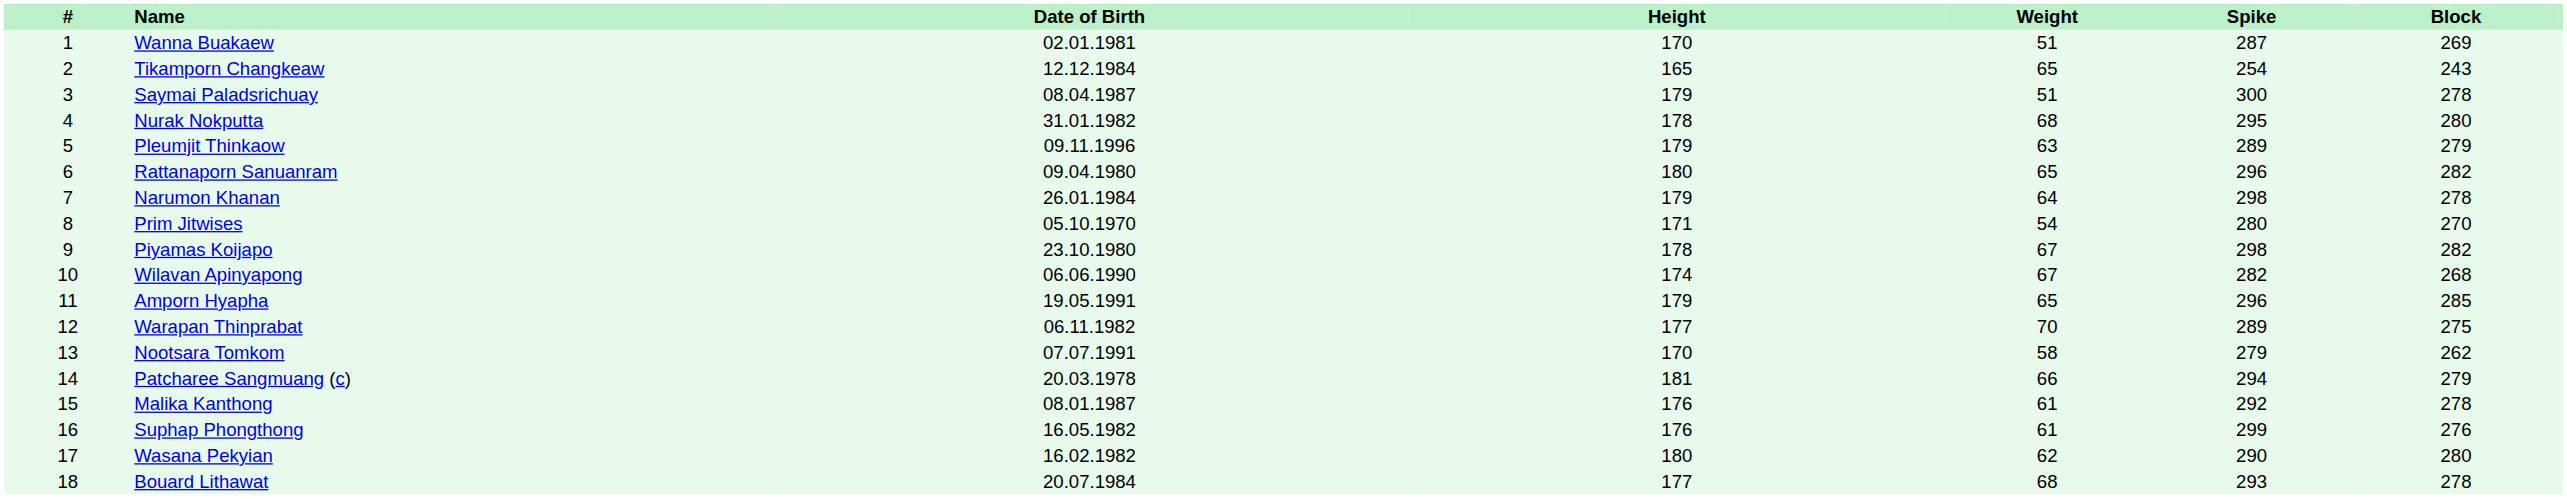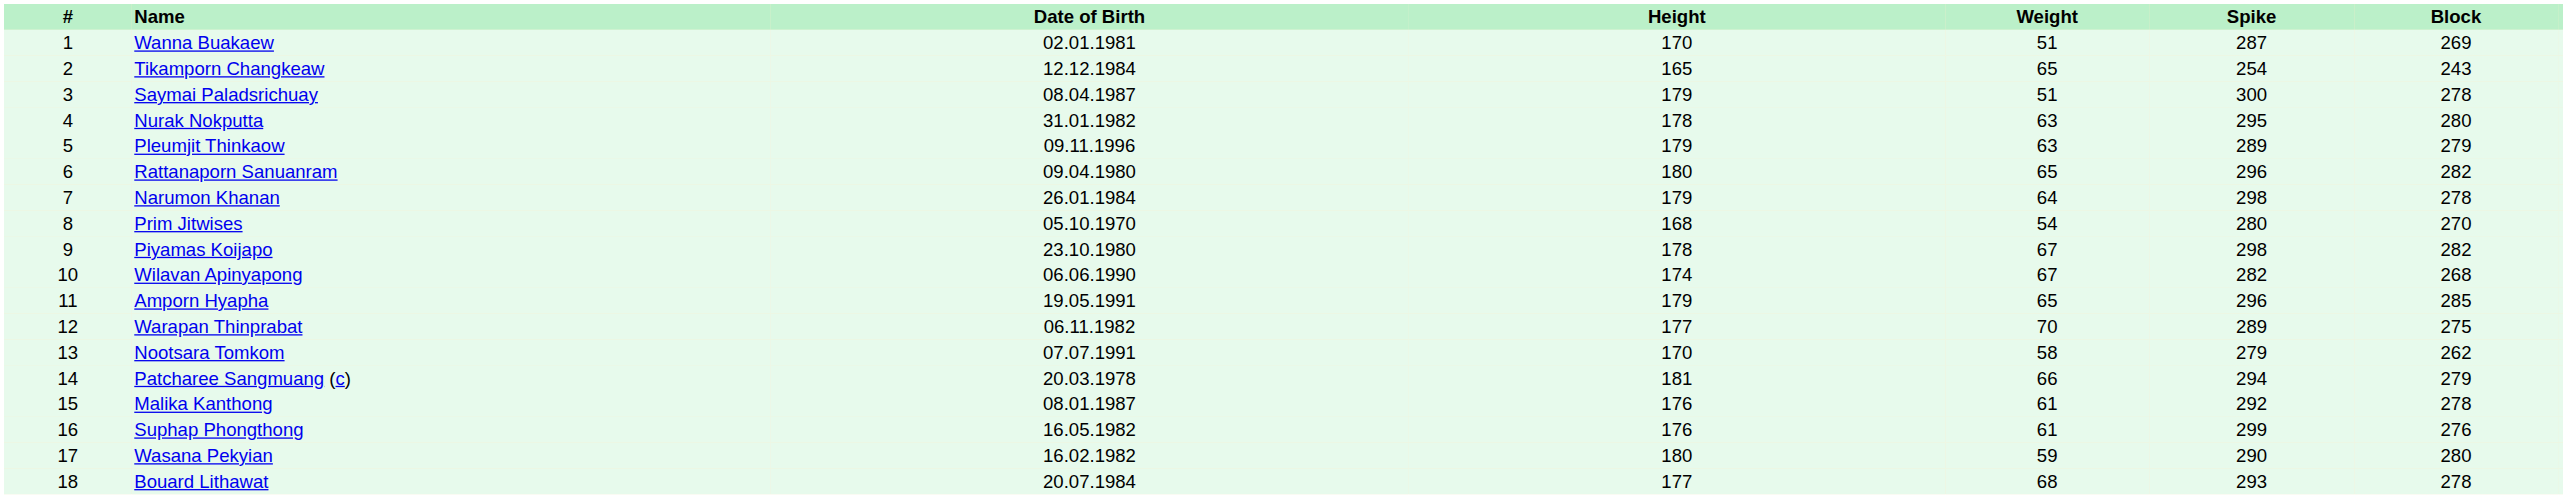(2047, 120) 68 -> (2047, 120) 63
(1677, 223) 171 -> (1677, 223) 168
(2047, 455) 62 -> (2047, 455) 59
